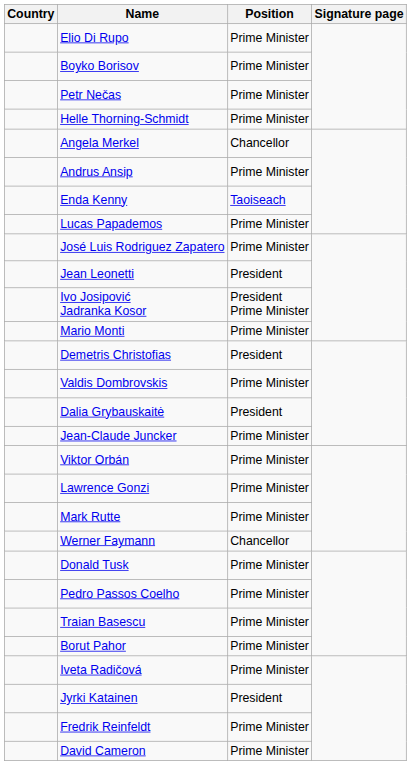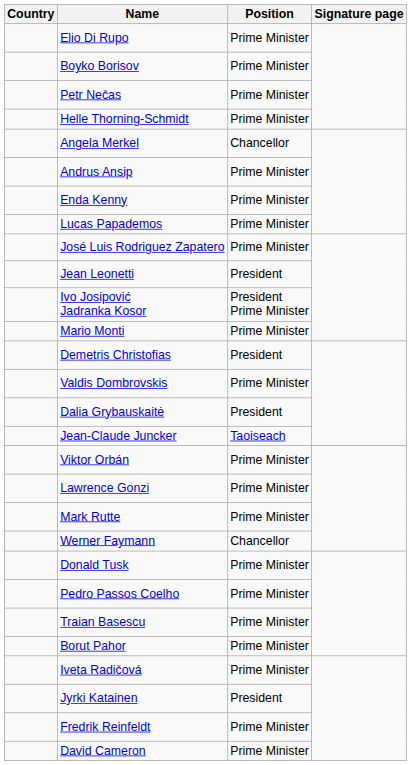(258, 200) Taoiseach -> (270, 200) Prime Minister
(270, 436) Prime Minister -> (258, 436) Taoiseach
